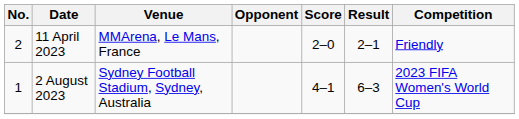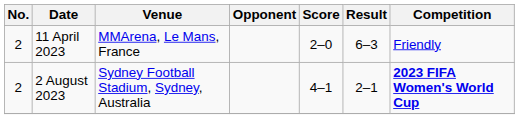(369, 44) 2–1 -> (366, 44) 6–3
(18, 88) 1 -> (18, 88) 2
(369, 88) 6–3 -> (366, 88) 2–1
(442, 88) normal -> (443, 88) bold
